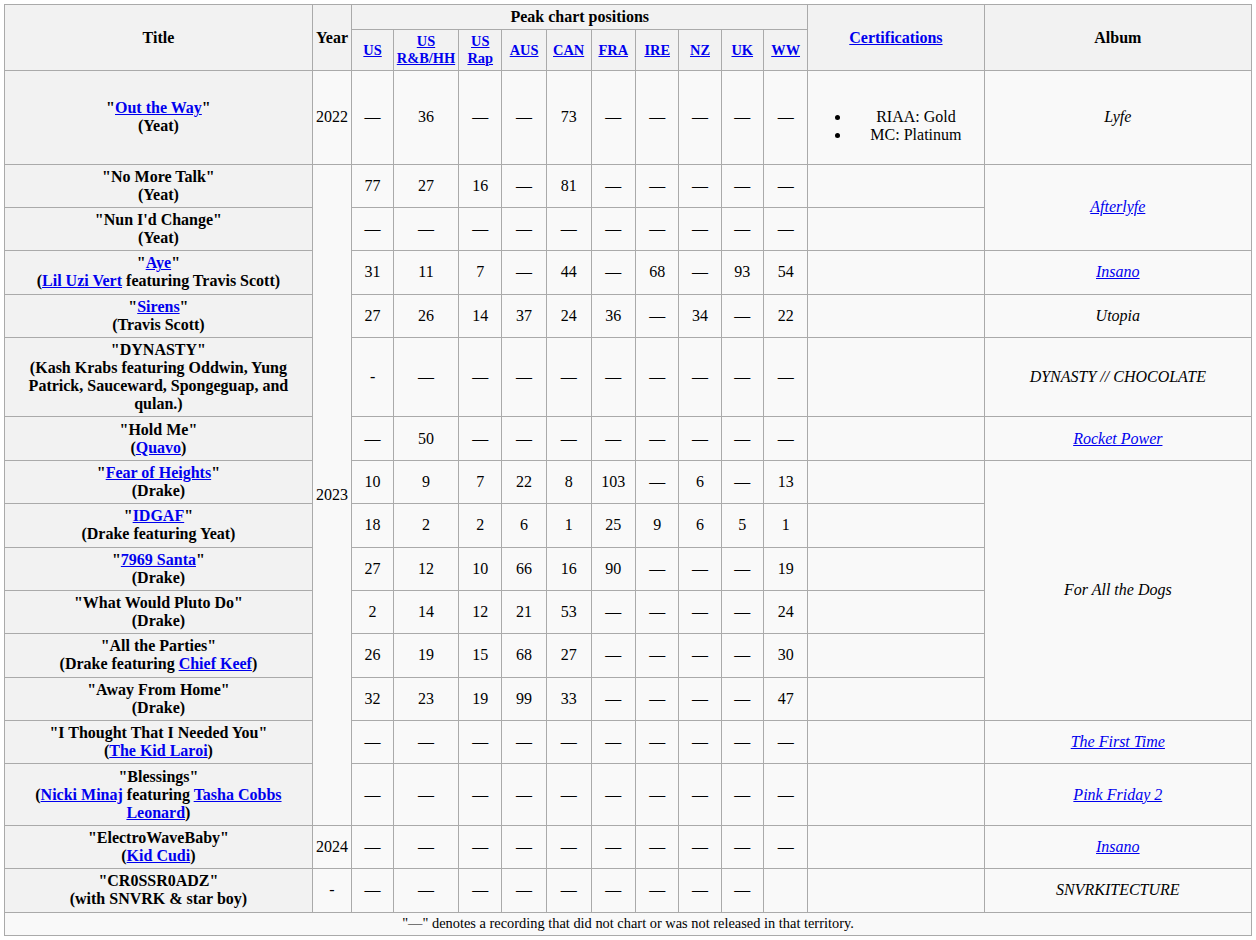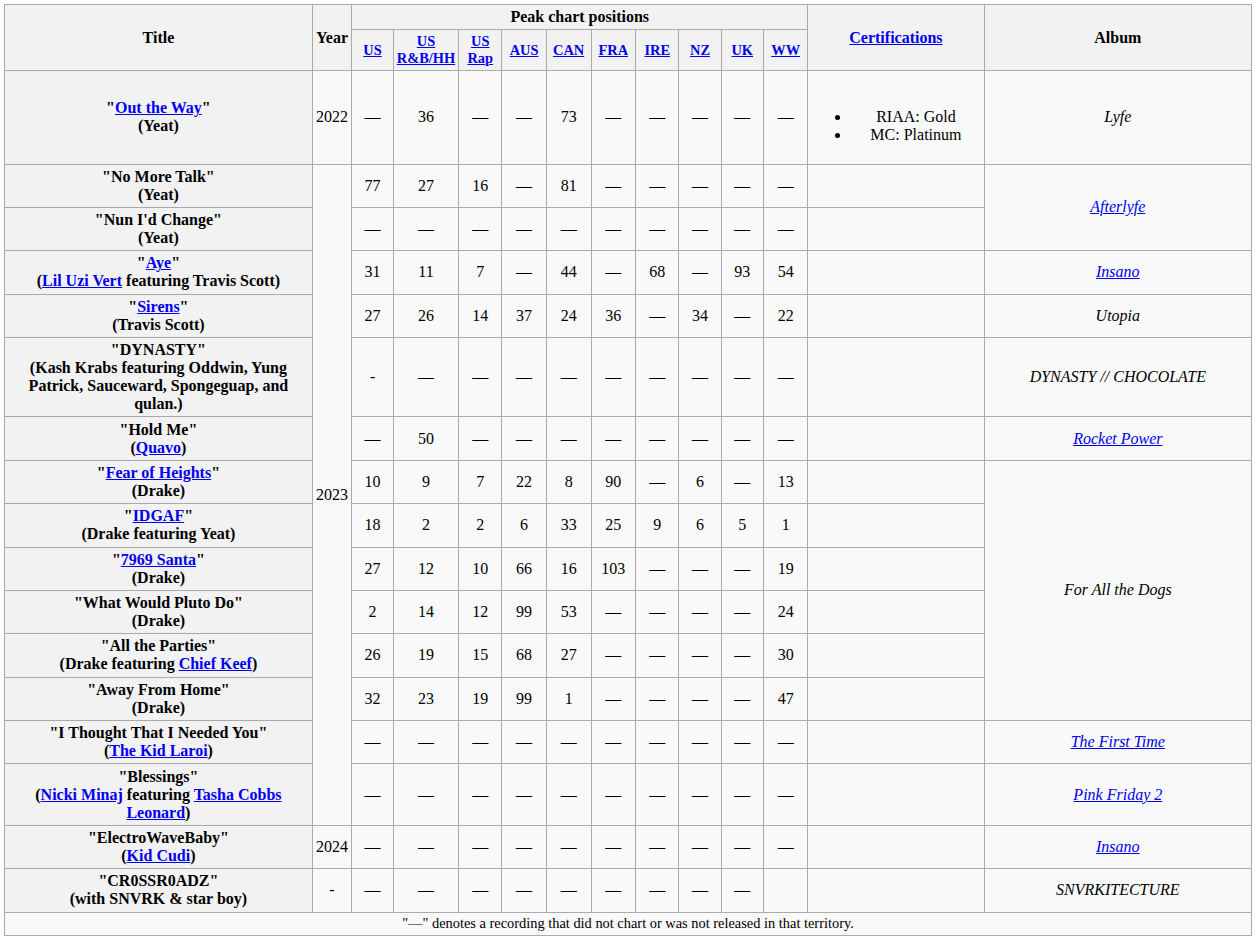(613, 481) 103 -> (613, 481) 90
(569, 525) 1 -> (569, 525) 33
(613, 568) 90 -> (613, 568) 103
(524, 612) 21 -> (524, 612) 99
(569, 698) 33 -> (569, 698) 1
